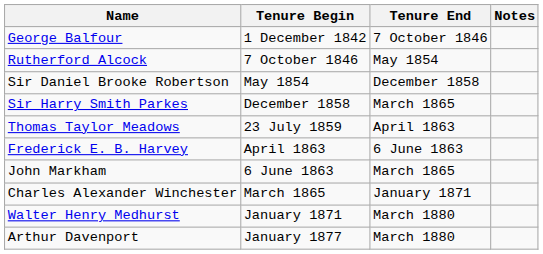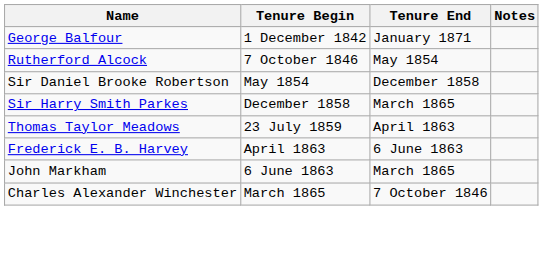(430, 38) 7 October 1846 -> (422, 38) January 1871
(422, 194) January 1871 -> (430, 194) 7 October 1846
- row: (94, 216)
- row: (73, 238)
